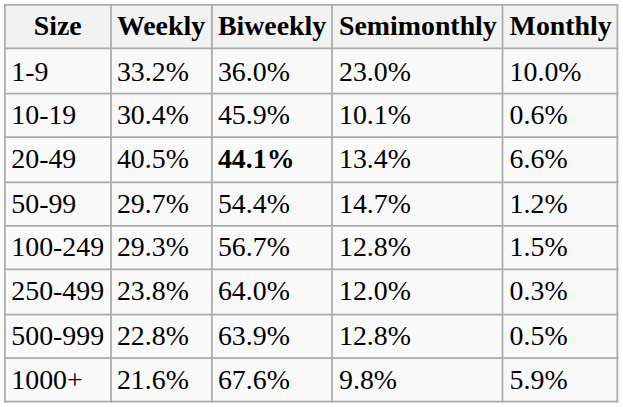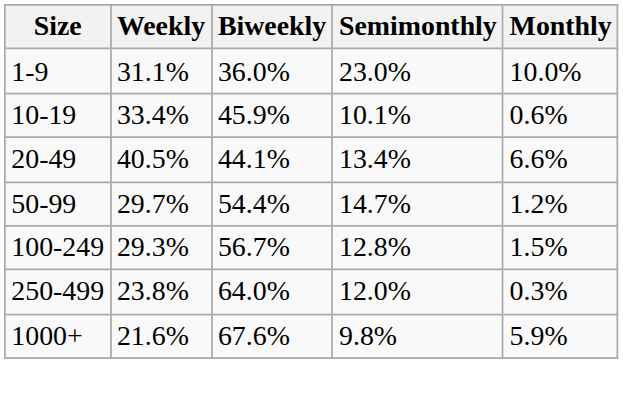(153, 70) 33.2% -> (153, 70) 31.1%
(153, 114) 30.4% -> (153, 114) 33.4%
(256, 159) bold -> (254, 159) normal
- row: (58, 335)
